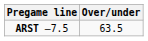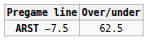(111, 28) 63.5 -> (111, 28) 62.5
